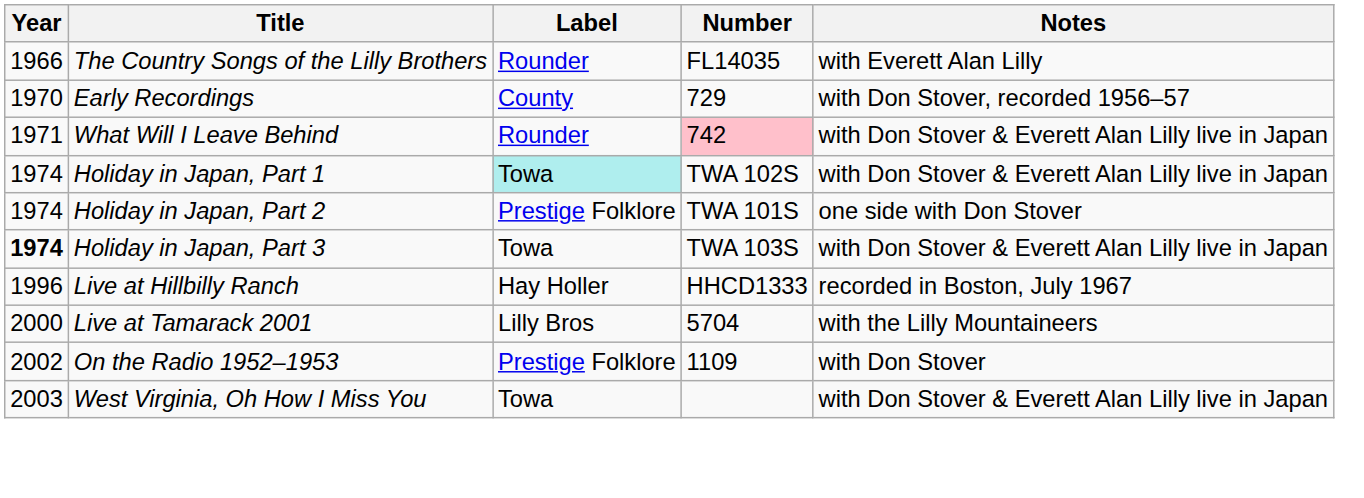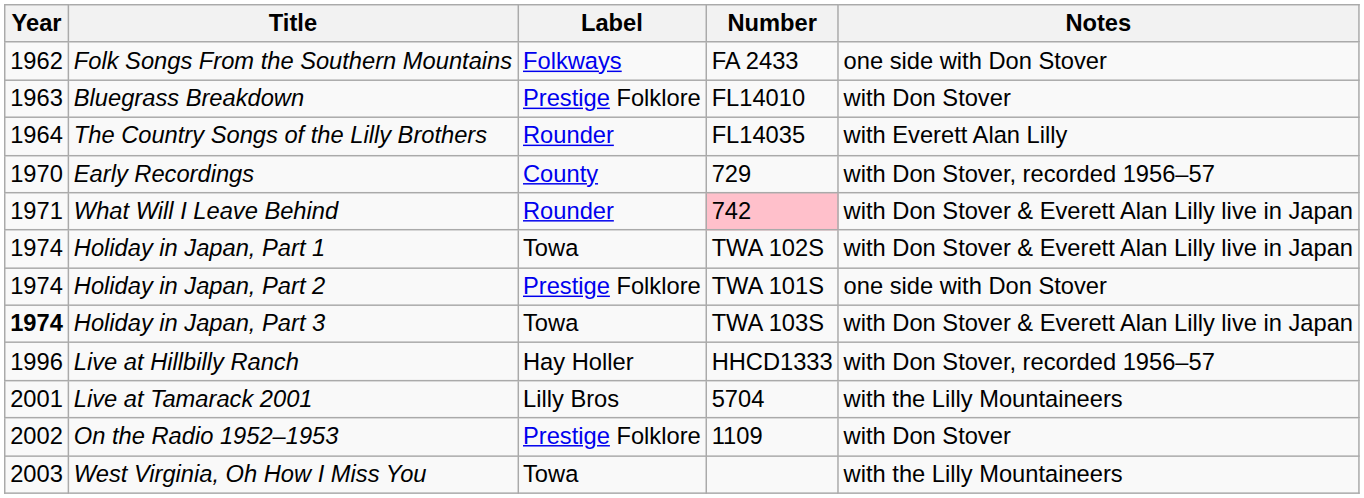+ row: (293, 60)
+ row: (189, 98)
(37, 60) 1966 -> (37, 135) 1964
(526, 173) paleturquoise background -> (551, 248) no background
(975, 286) recorded in Boston, July 1967 -> (1029, 361) with Don Stover, recorded 1956–57
(37, 323) 2000 -> (37, 398) 2001
(1073, 398) with Don Stover & Everett Alan Lilly live in Japan -> (983, 473) with the Lilly Mountaineers
